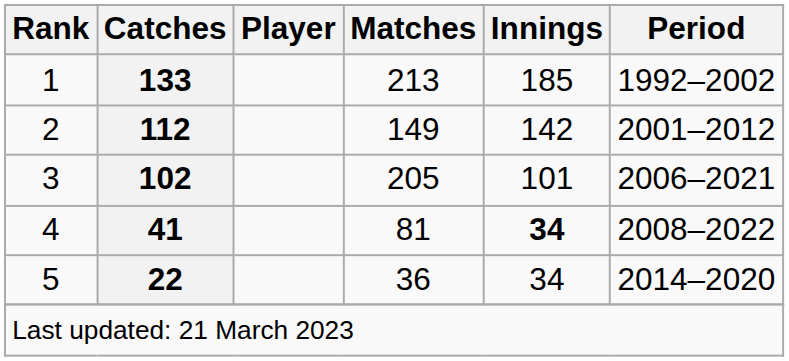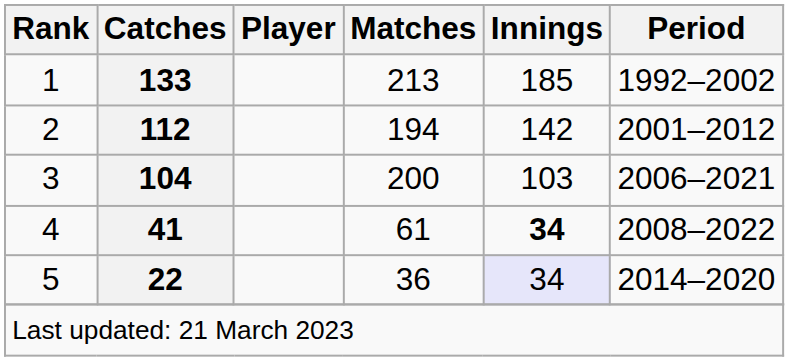(413, 129) 149 -> (413, 129) 194
(165, 179) 102 -> (165, 179) 104
(413, 179) 205 -> (413, 179) 200
(547, 179) 101 -> (547, 179) 103
(413, 229) 81 -> (413, 229) 61
(547, 279) no background -> (547, 279) lavender background
